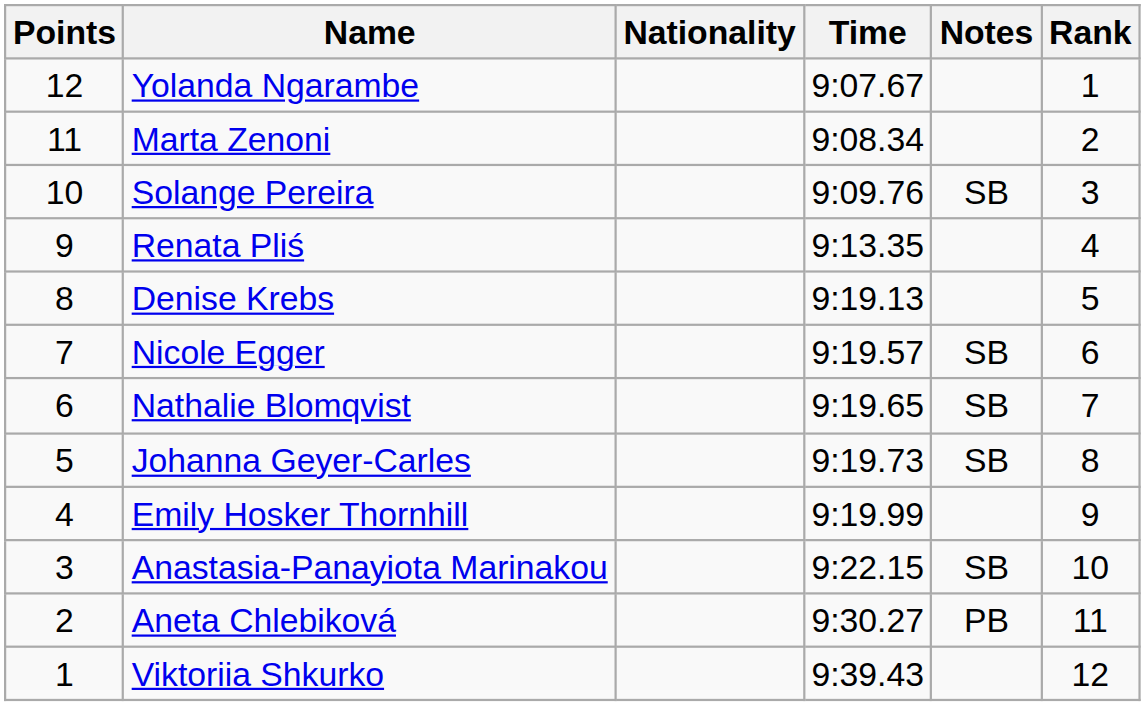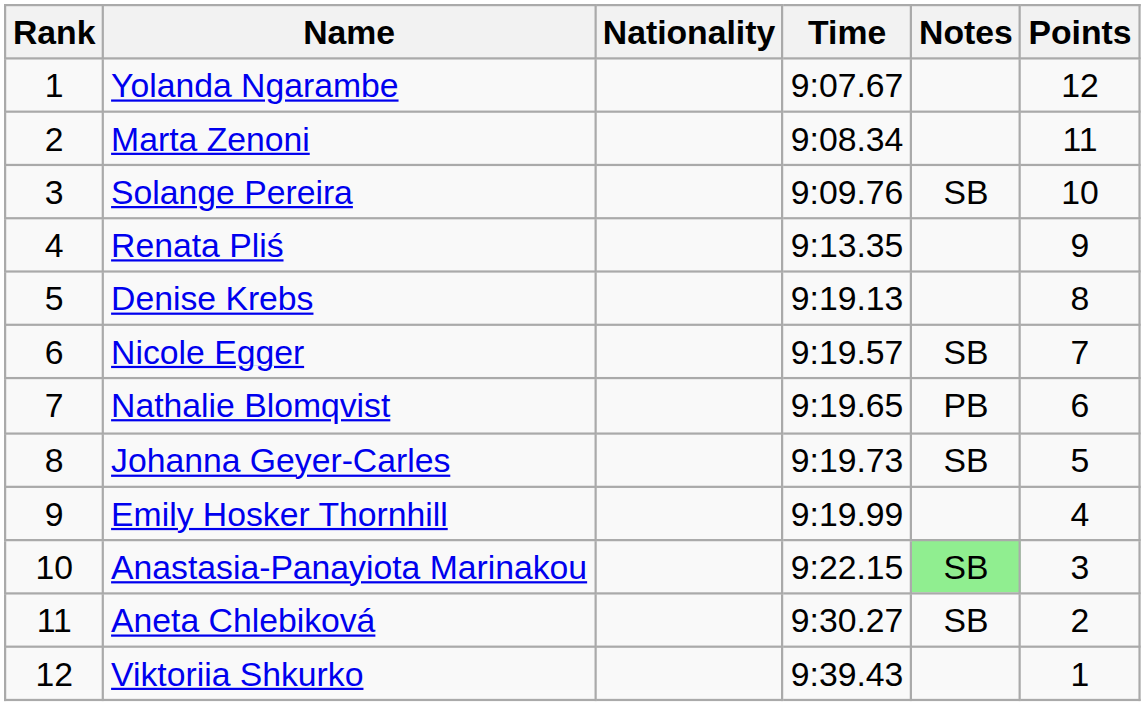columns swapped: (1090, 32) <-> (64, 32)
(987, 406) SB -> (966, 406) PB
(987, 566) no background -> (966, 566) lightgreen background
(987, 620) PB -> (966, 620) SB
